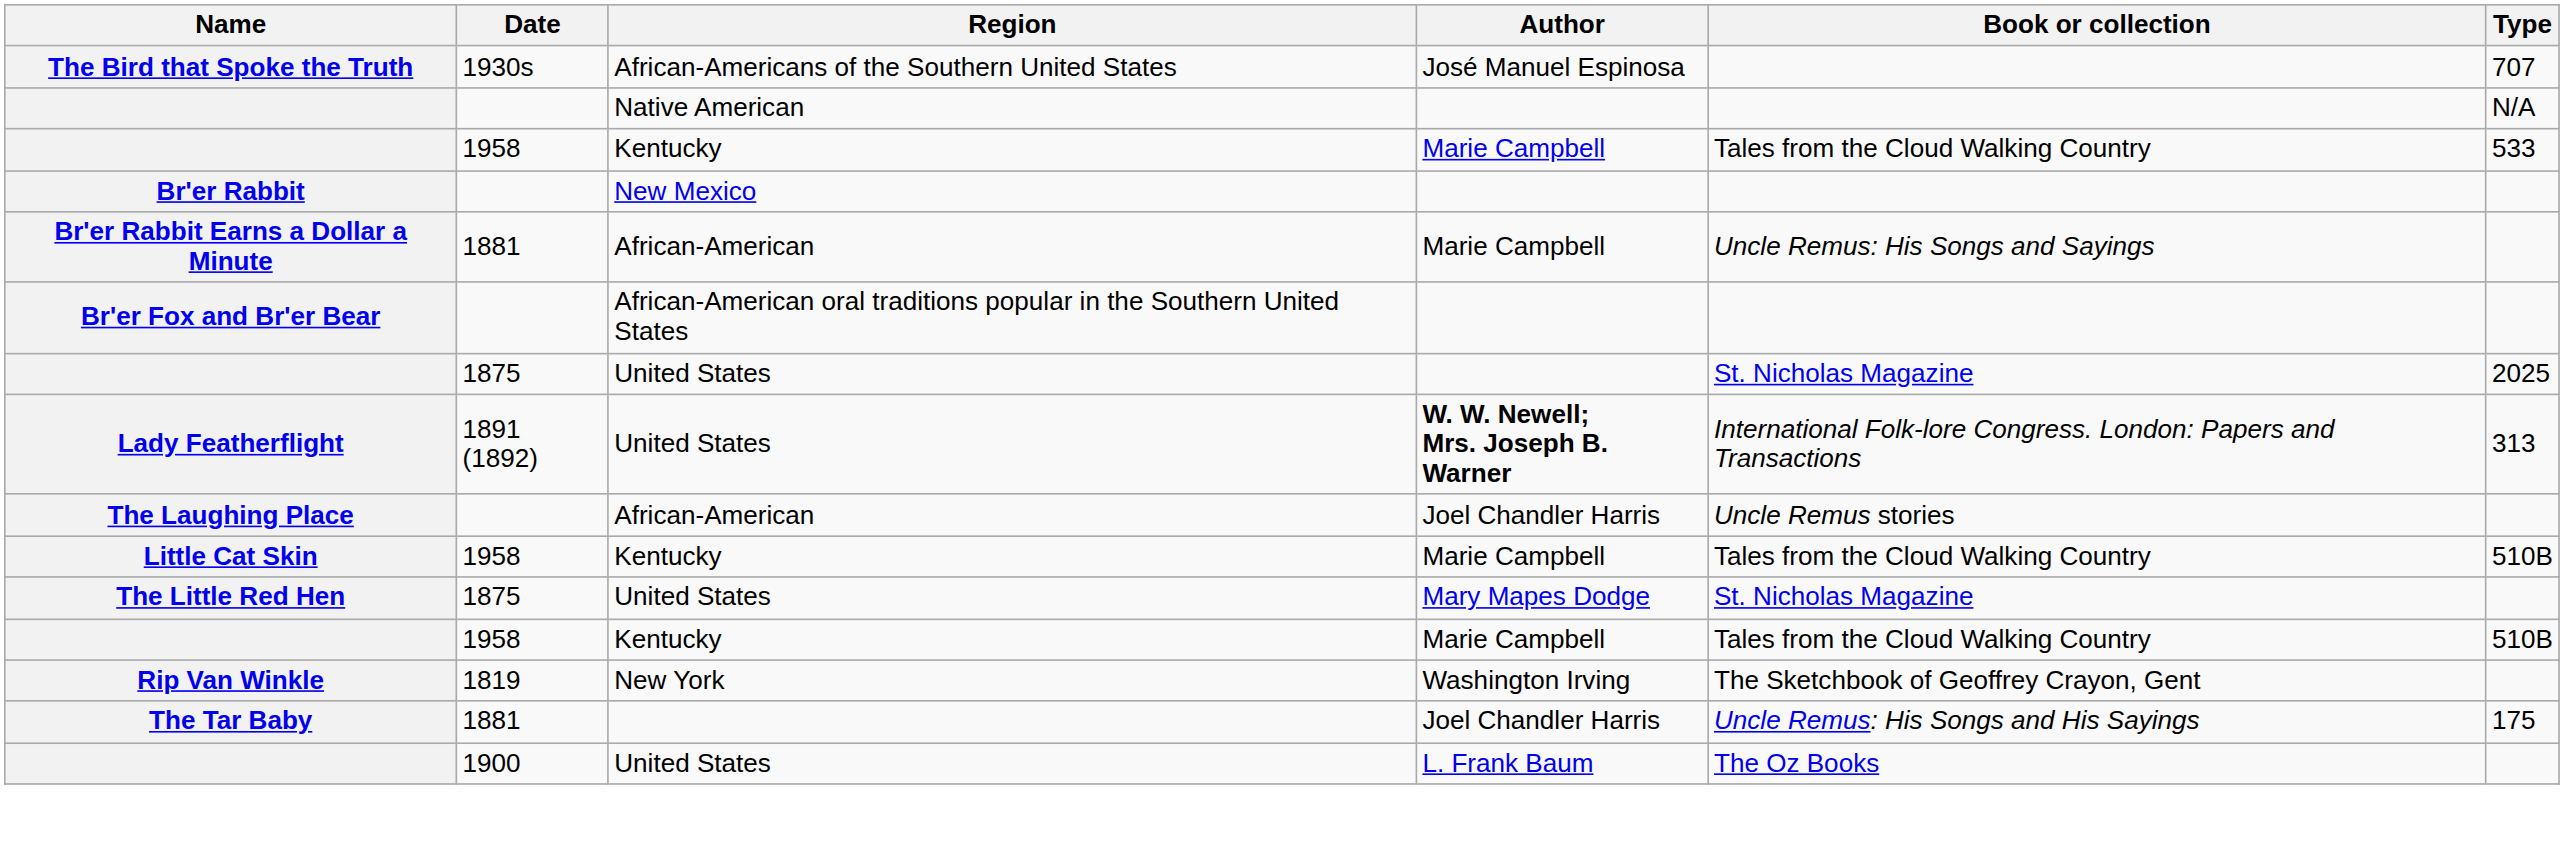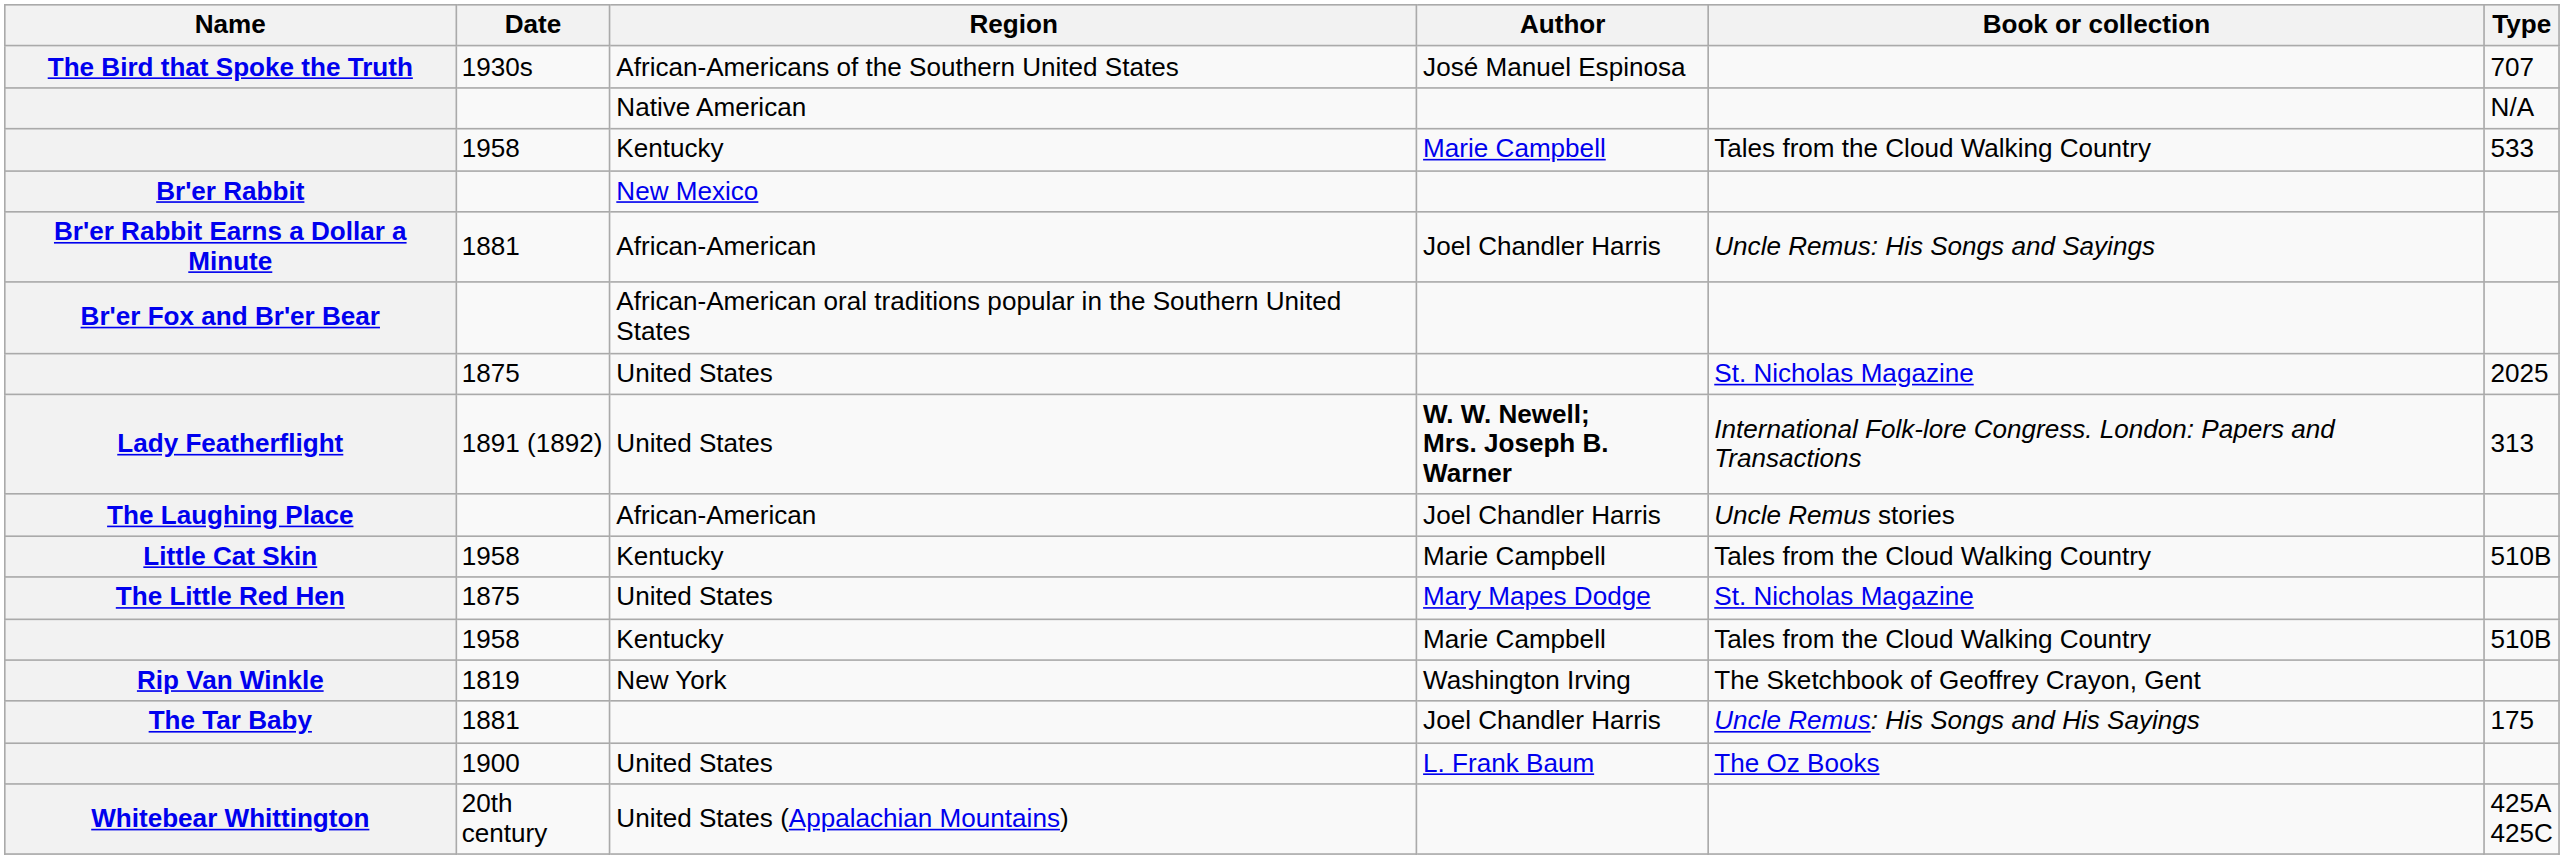(1514, 246) Marie Campbell -> (1542, 246) Joel Chandler Harris
+ row: (230, 818)
